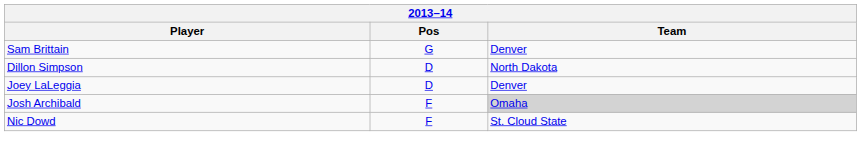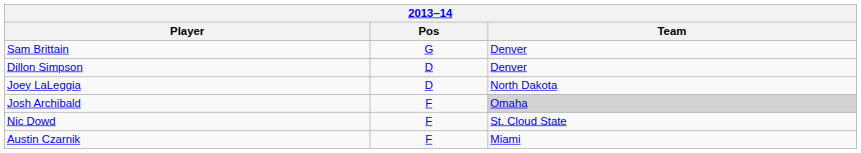(524, 67) North Dakota -> (509, 67) Denver
(509, 85) Denver -> (524, 85) North Dakota
+ row: (44, 139)
